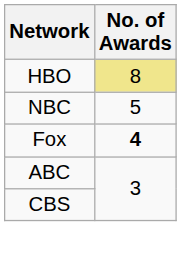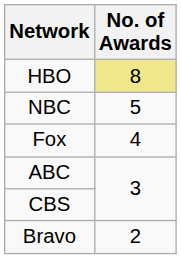(135, 140) bold -> (135, 140) normal
+ row: (49, 236)
